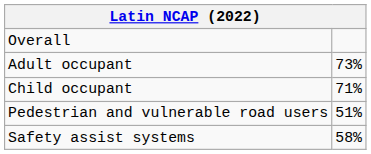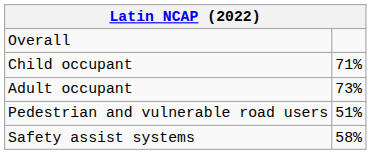rows swapped: (70, 65) <-> (70, 89)
